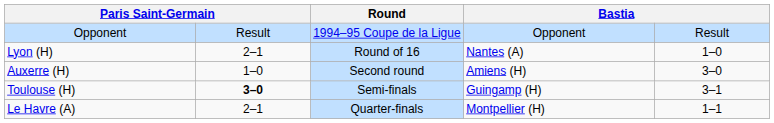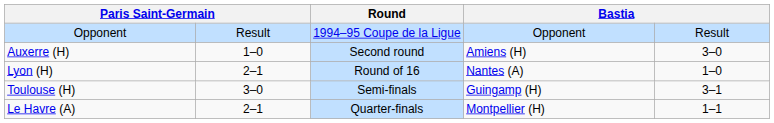rows swapped: (38, 71) <-> (30, 52)
(253, 90) bold -> (253, 90) normal
